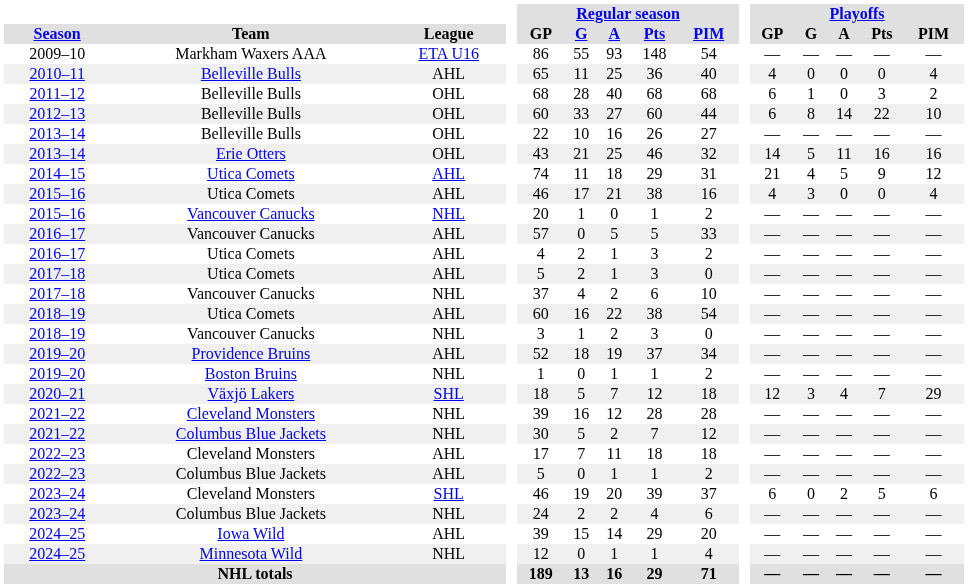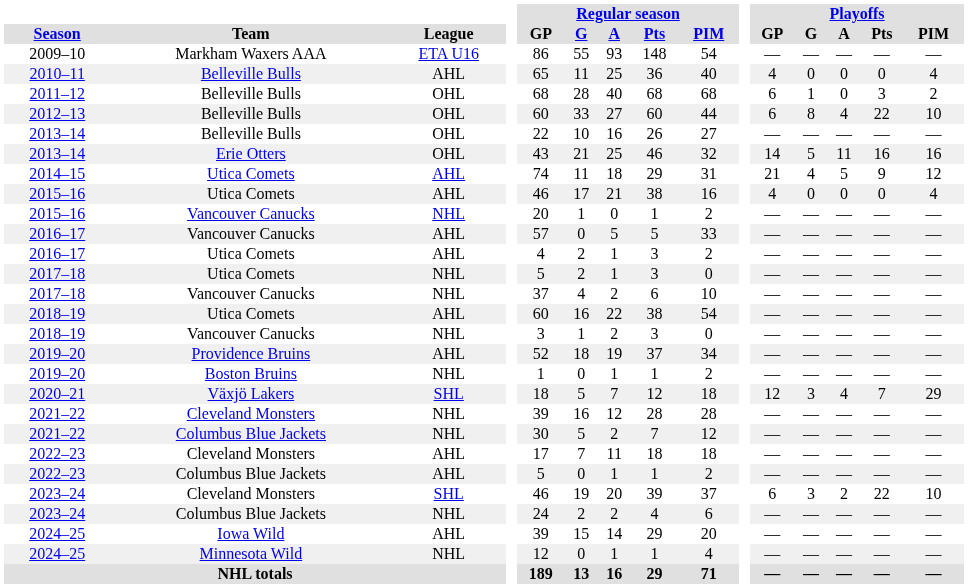(844, 114) 14 -> (844, 114) 4
(811, 194) 3 -> (811, 194) 0
(449, 274) AHL -> (449, 274) NHL
(811, 494) 0 -> (811, 494) 3
(882, 494) 5 -> (882, 494) 22
(934, 494) 6 -> (934, 494) 10
